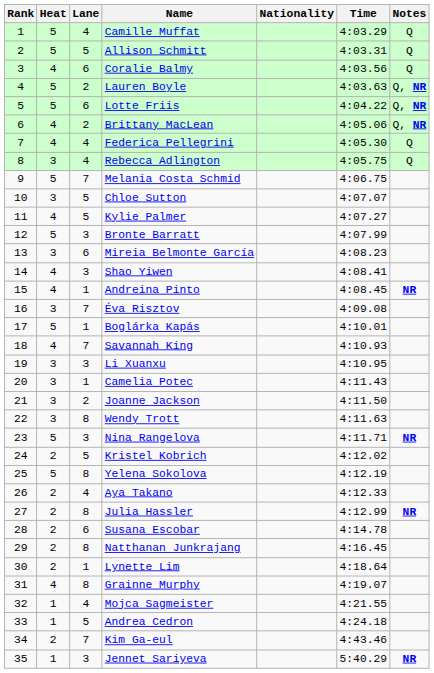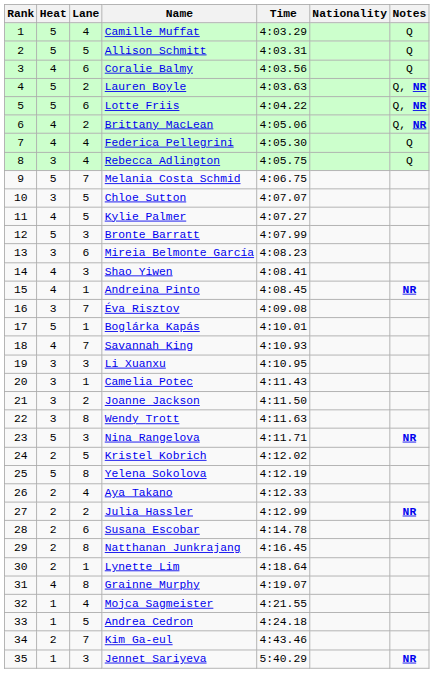columns swapped: (297, 14) <-> (363, 14)
(86, 511) 8 -> (86, 511) 2
